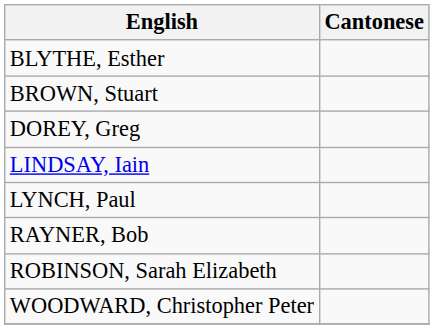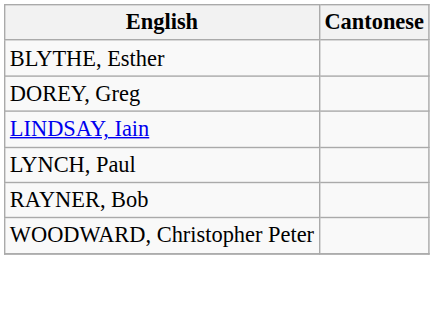- row: (84, 93)
- row: (143, 270)
